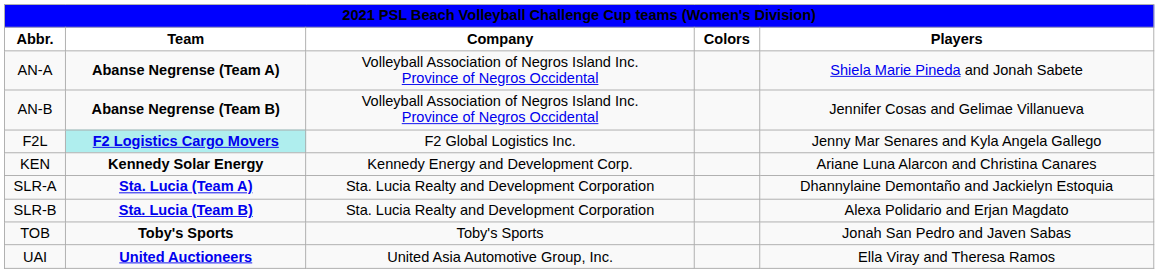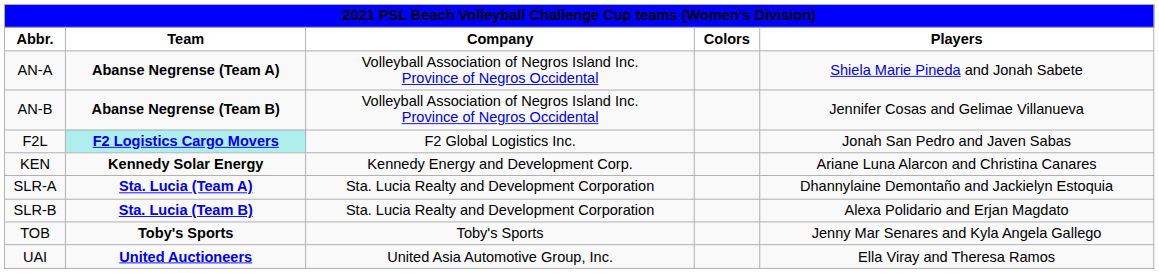(957, 141) Jenny Mar Senares and Kyla Angela Gallego -> (957, 141) Jonah San Pedro and Javen Sabas
(957, 233) Jonah San Pedro and Javen Sabas -> (957, 233) Jenny Mar Senares and Kyla Angela Gallego
